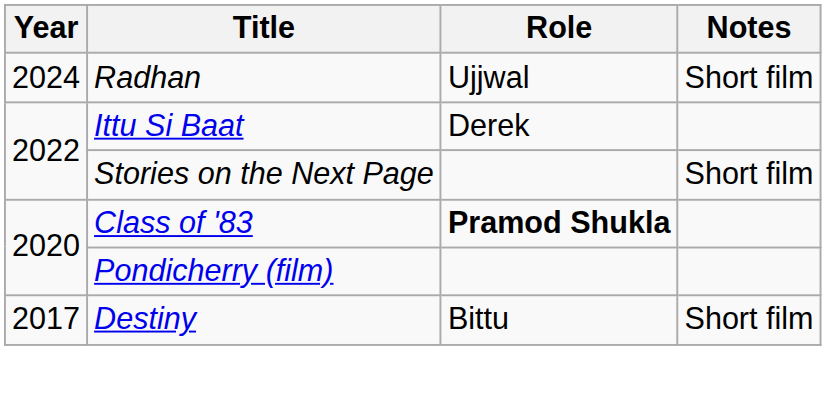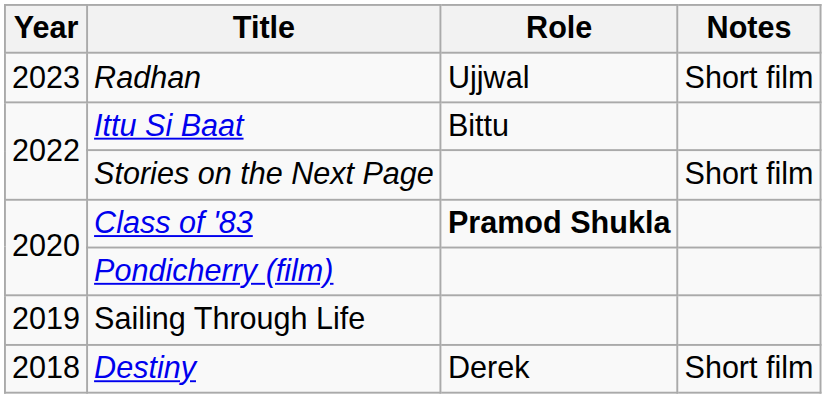(46, 77) 2024 -> (46, 77) 2023
(489, 125) Derek -> (479, 125) Bittu
+ row: (230, 319)
(46, 319) 2017 -> (46, 367) 2018
(479, 319) Bittu -> (489, 367) Derek
